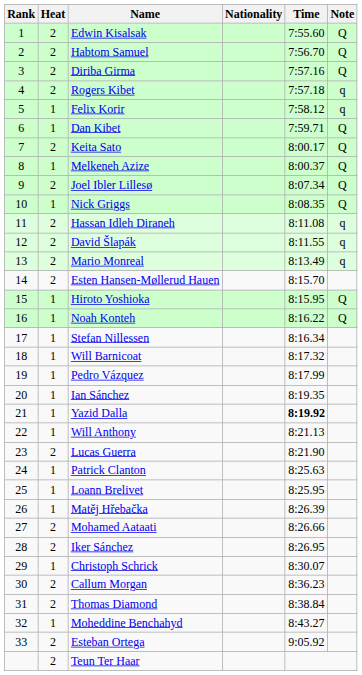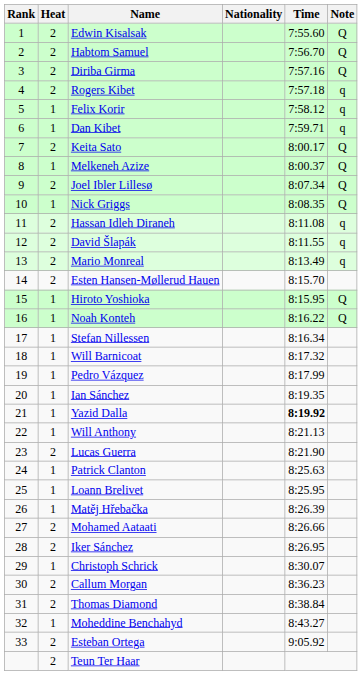(342, 128) Q -> (342, 128) q
